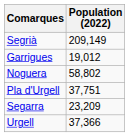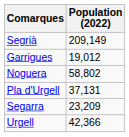(85, 90) 37,751 -> (85, 90) 37,131
(85, 123) 37,366 -> (85, 123) 42,366
